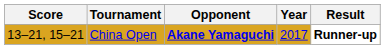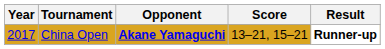columns swapped: (294, 15) <-> (46, 15)
